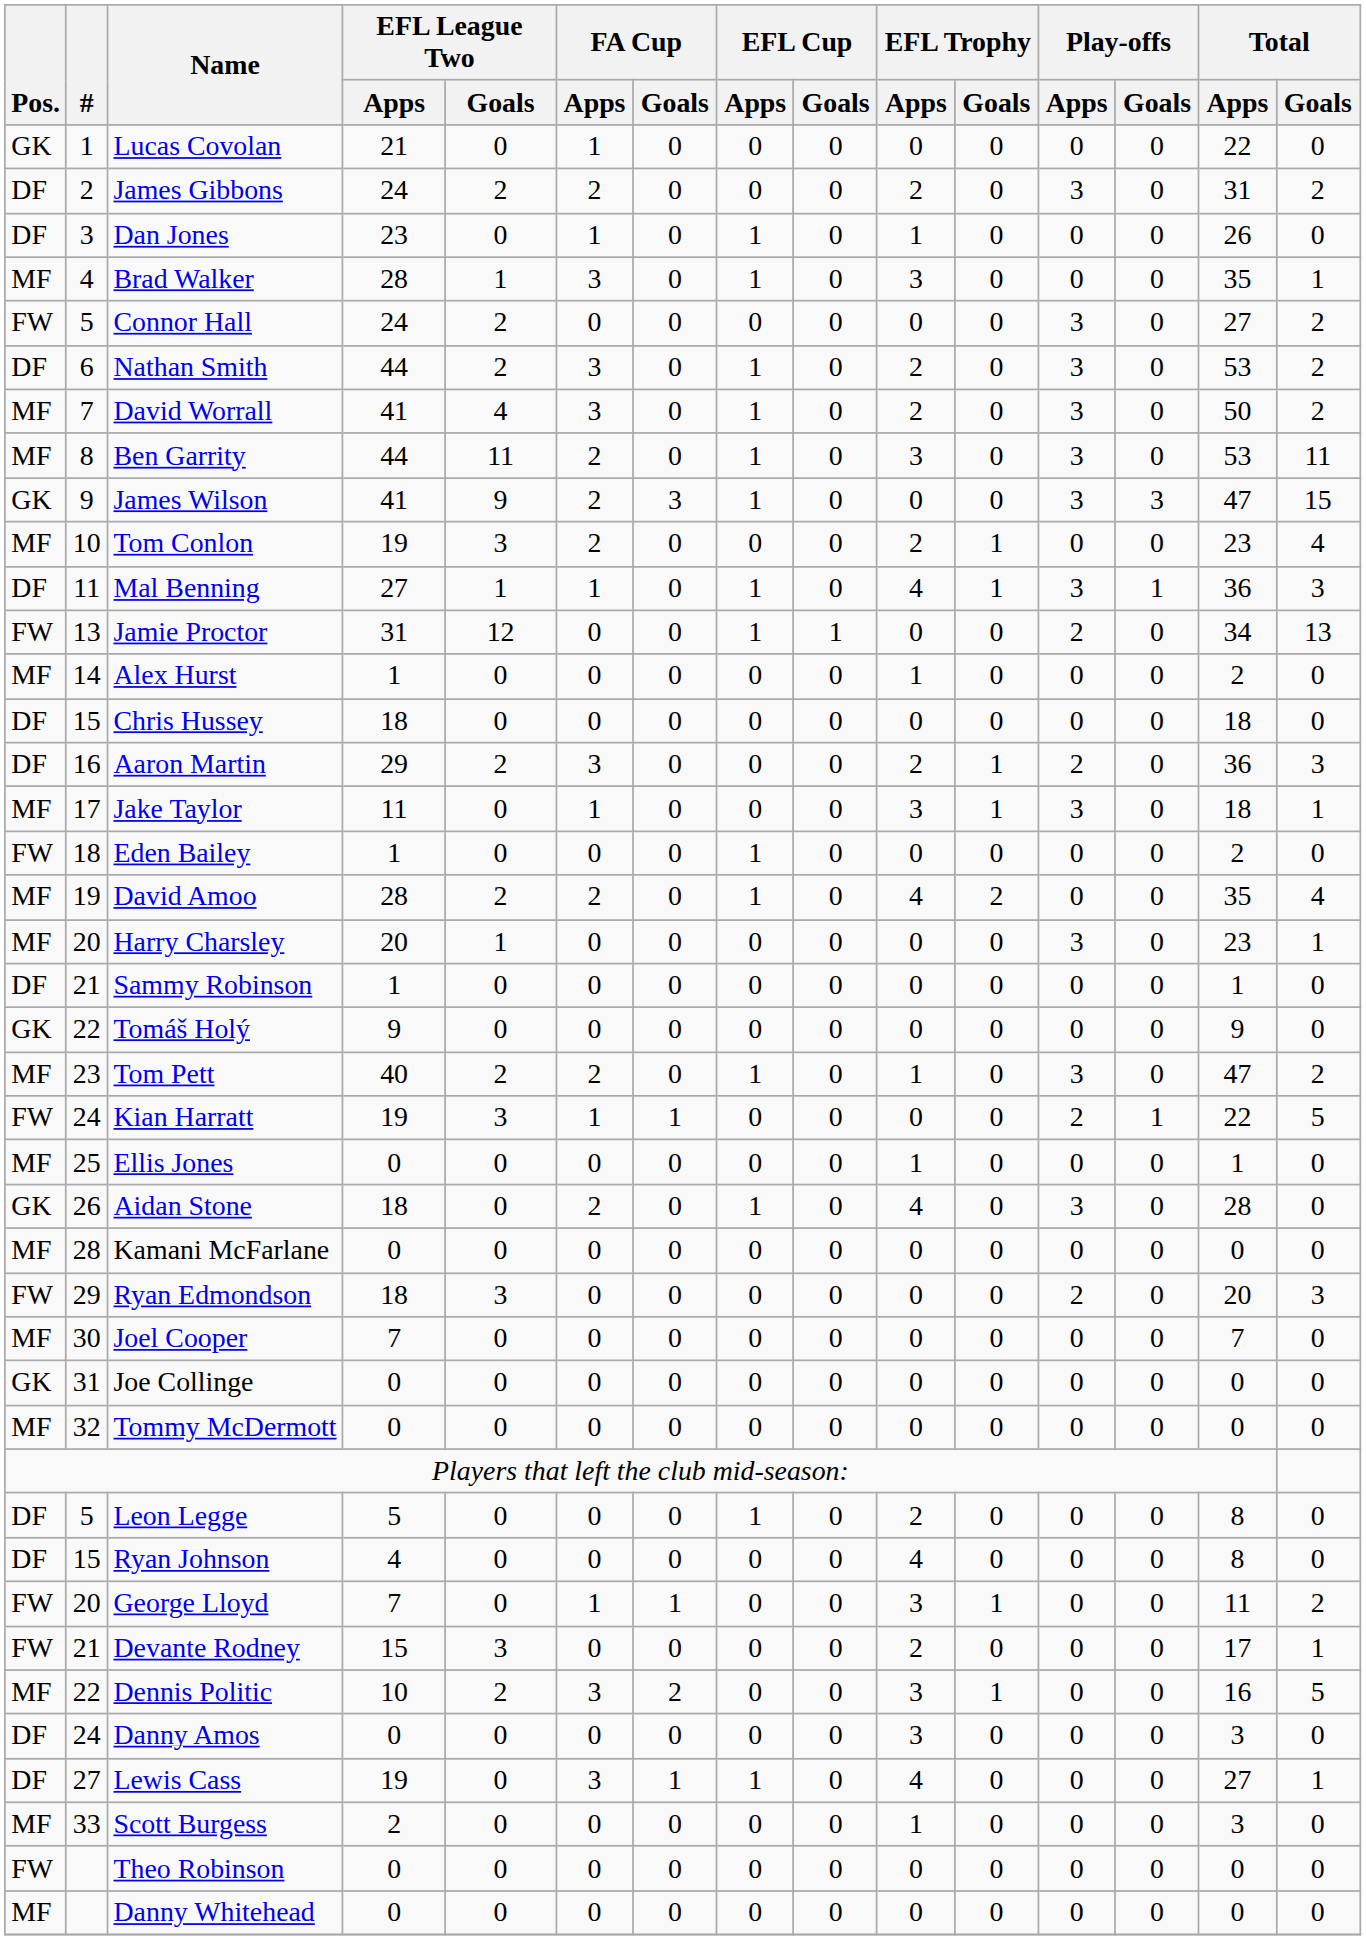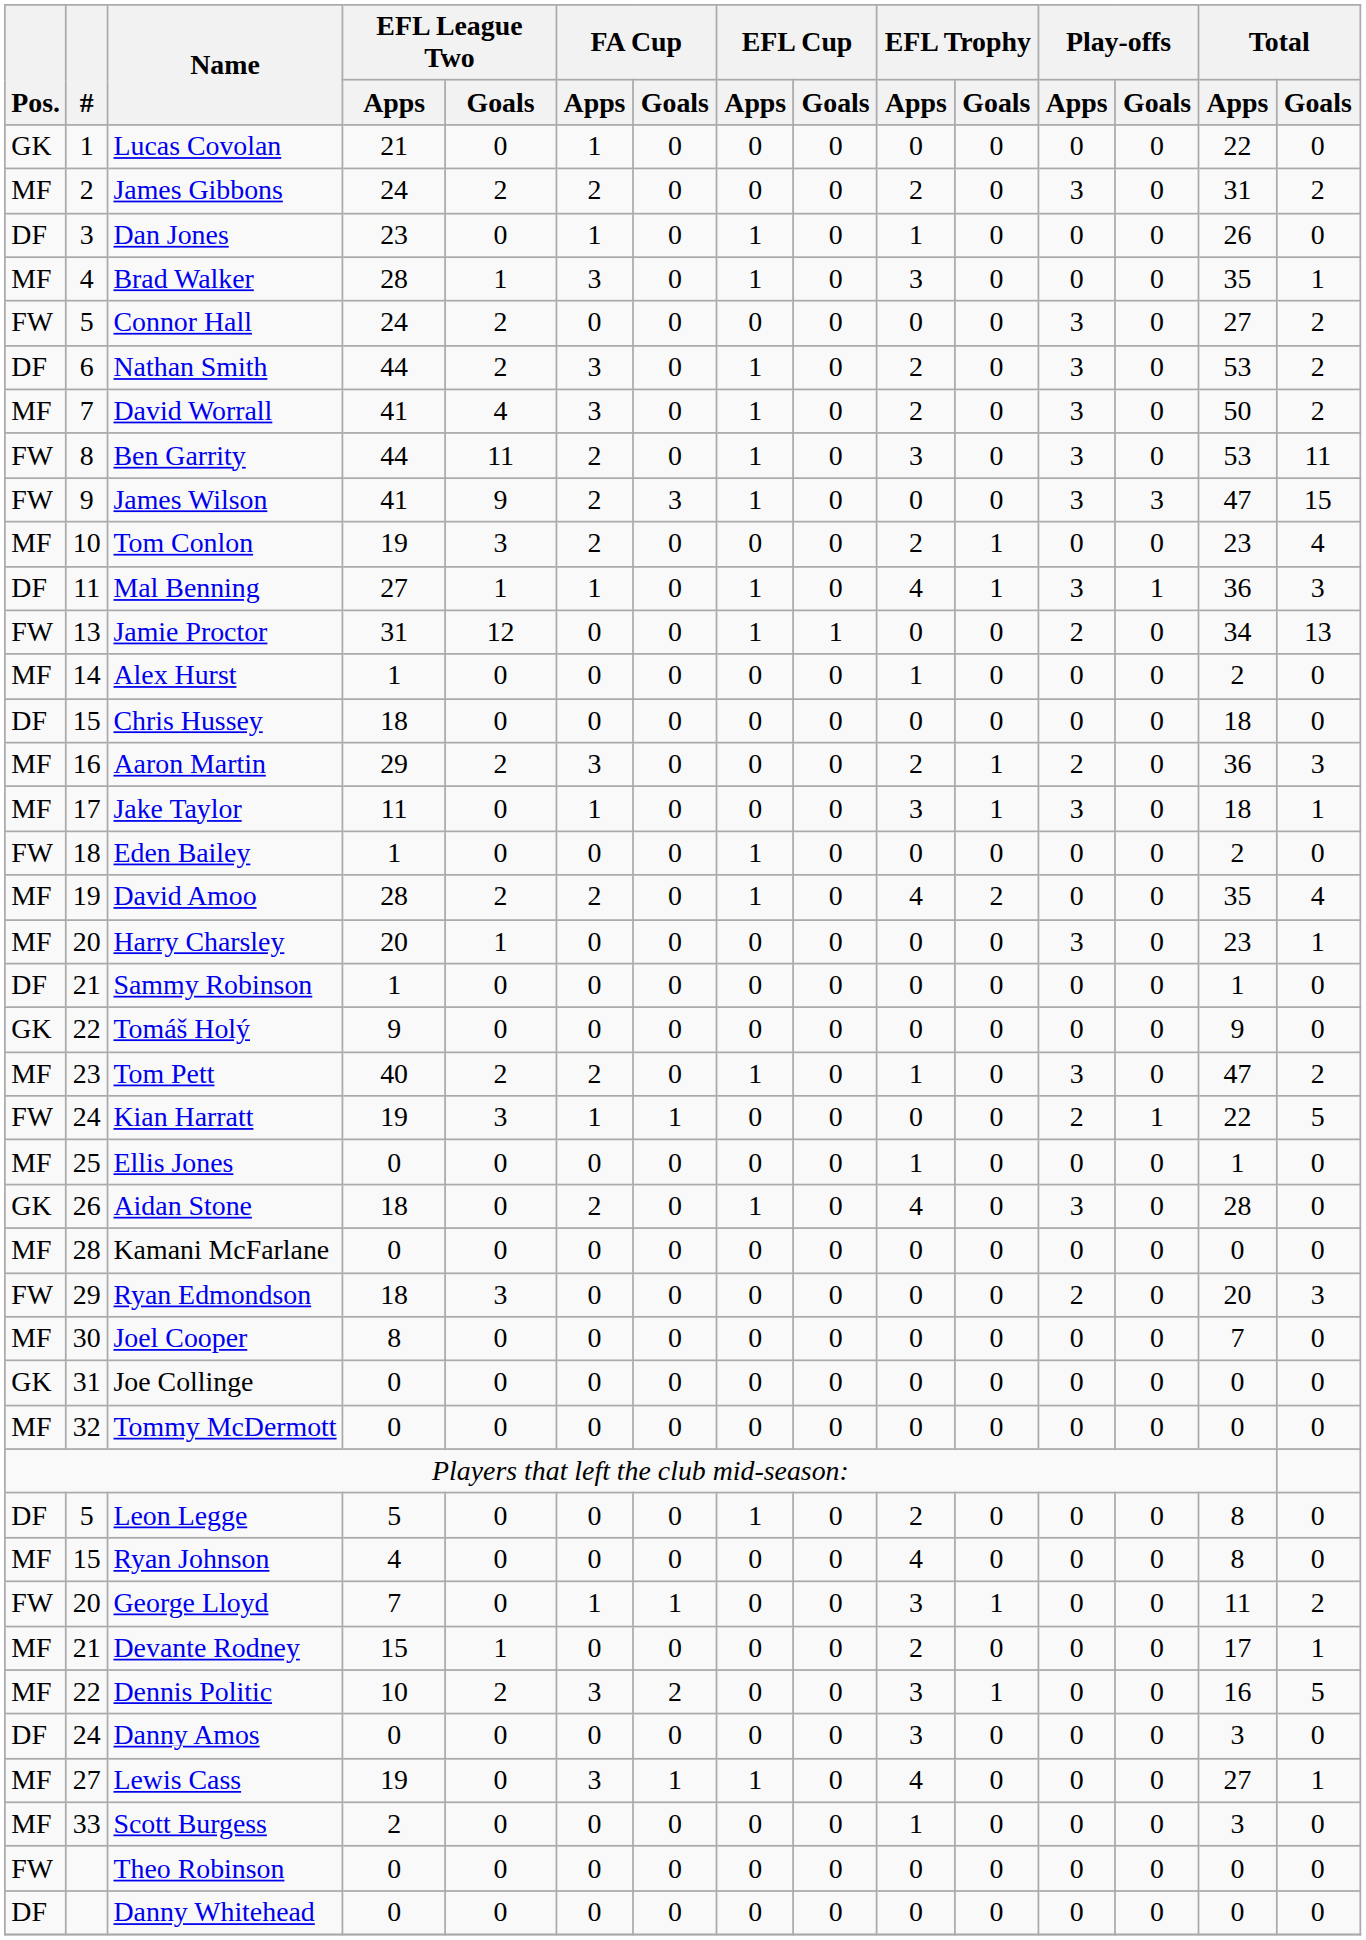(29, 190) DF -> (31, 190) MF
(31, 455) MF -> (32, 455) FW
(31, 499) GK -> (32, 499) FW
(29, 764) DF -> (31, 764) MF
(394, 1338) 7 -> (394, 1338) 8
(29, 1559) DF -> (31, 1559) MF
(32, 1647) FW -> (31, 1647) MF
(501, 1647) 3 -> (501, 1647) 1
(29, 1779) DF -> (31, 1779) MF
(31, 1912) MF -> (29, 1912) DF
